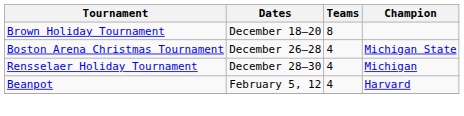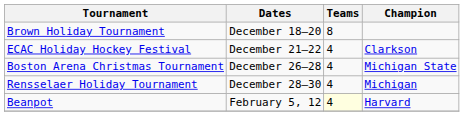+ row: (99, 49)
(330, 85) no background -> (330, 102) lightyellow background
